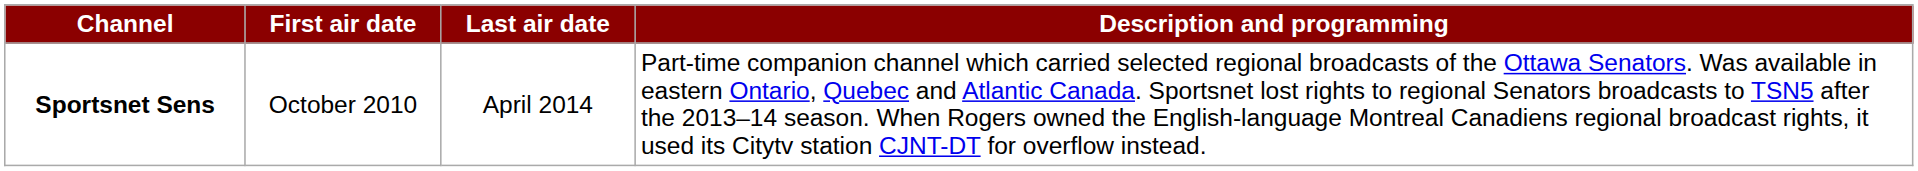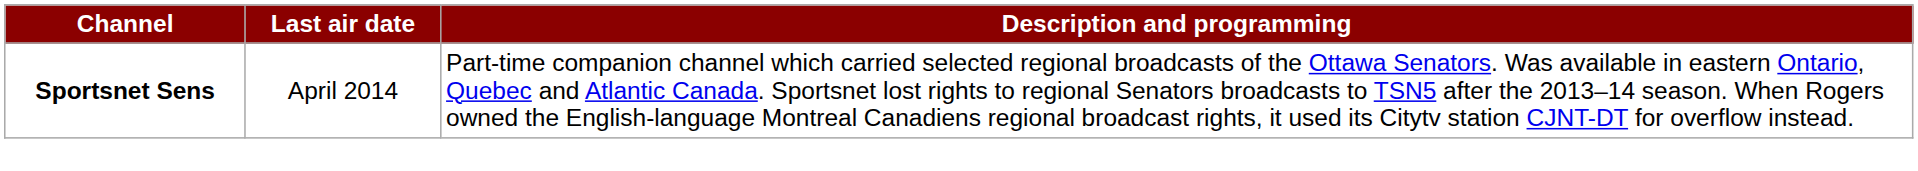- column: (343, 23)
